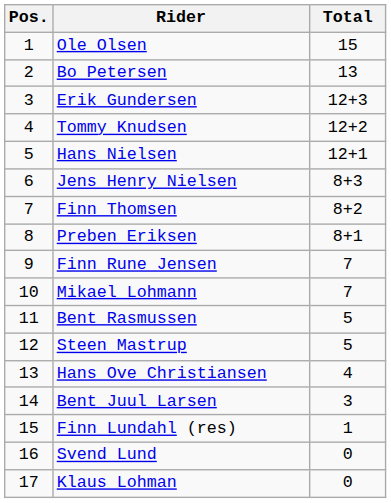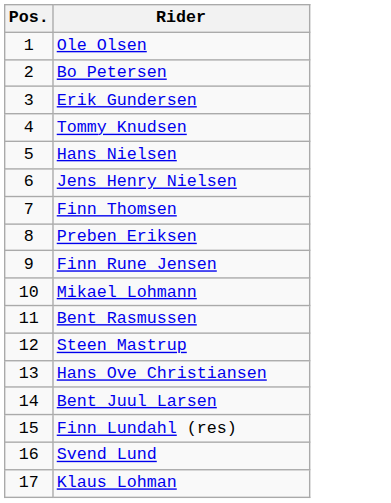- column: (348, 18)
